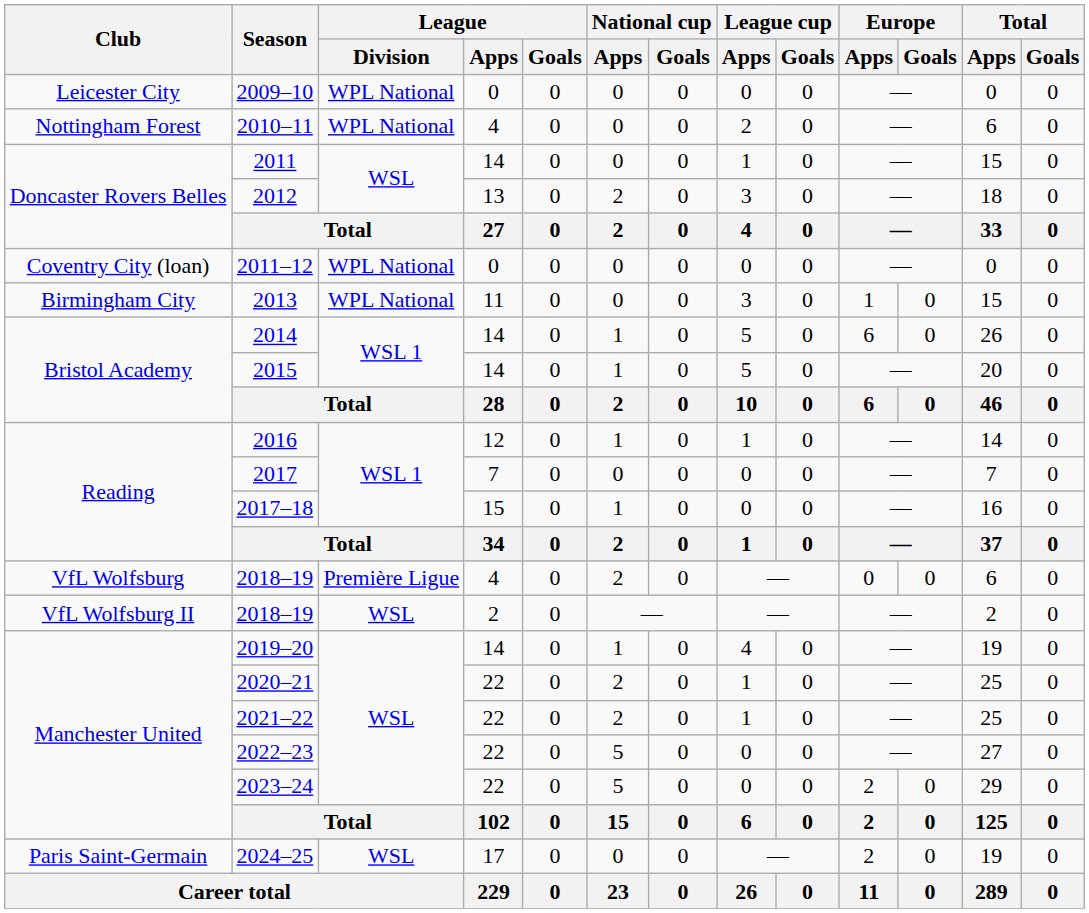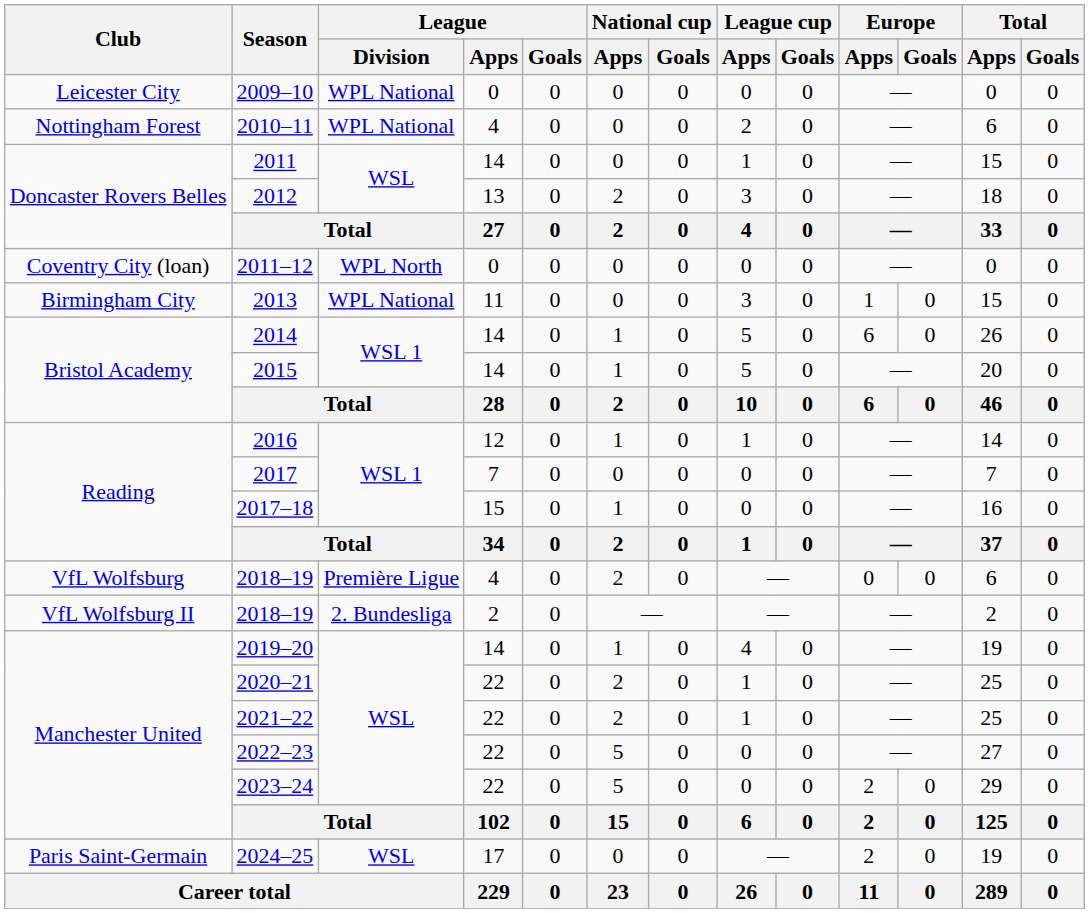(391, 265) WPL National -> (391, 265) WPL North
(391, 612) WSL -> (391, 612) 2. Bundesliga
